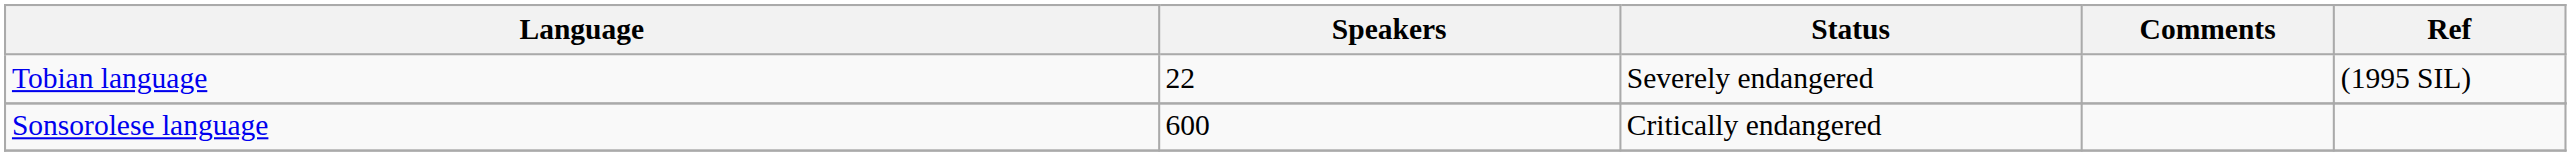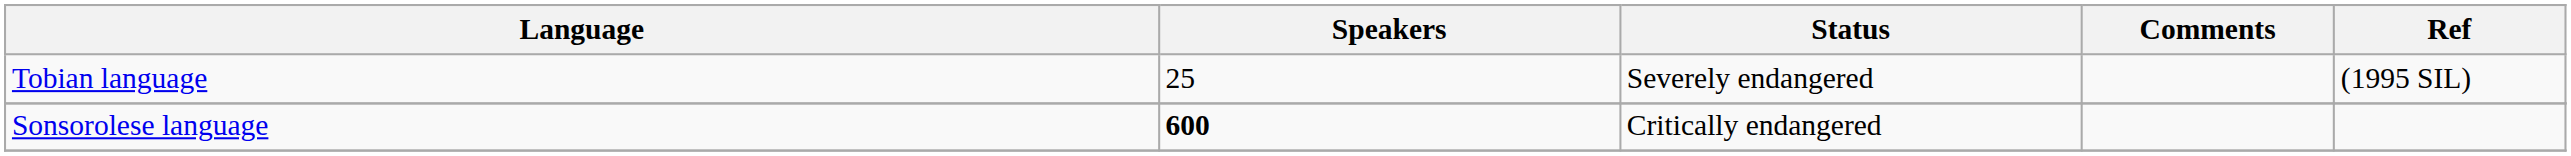(1180, 77) 22 -> (1180, 77) 25
(1188, 126) normal -> (1188, 126) bold
